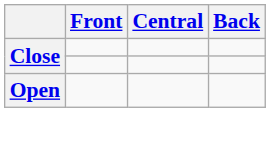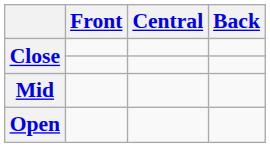+ row: (35, 90)
